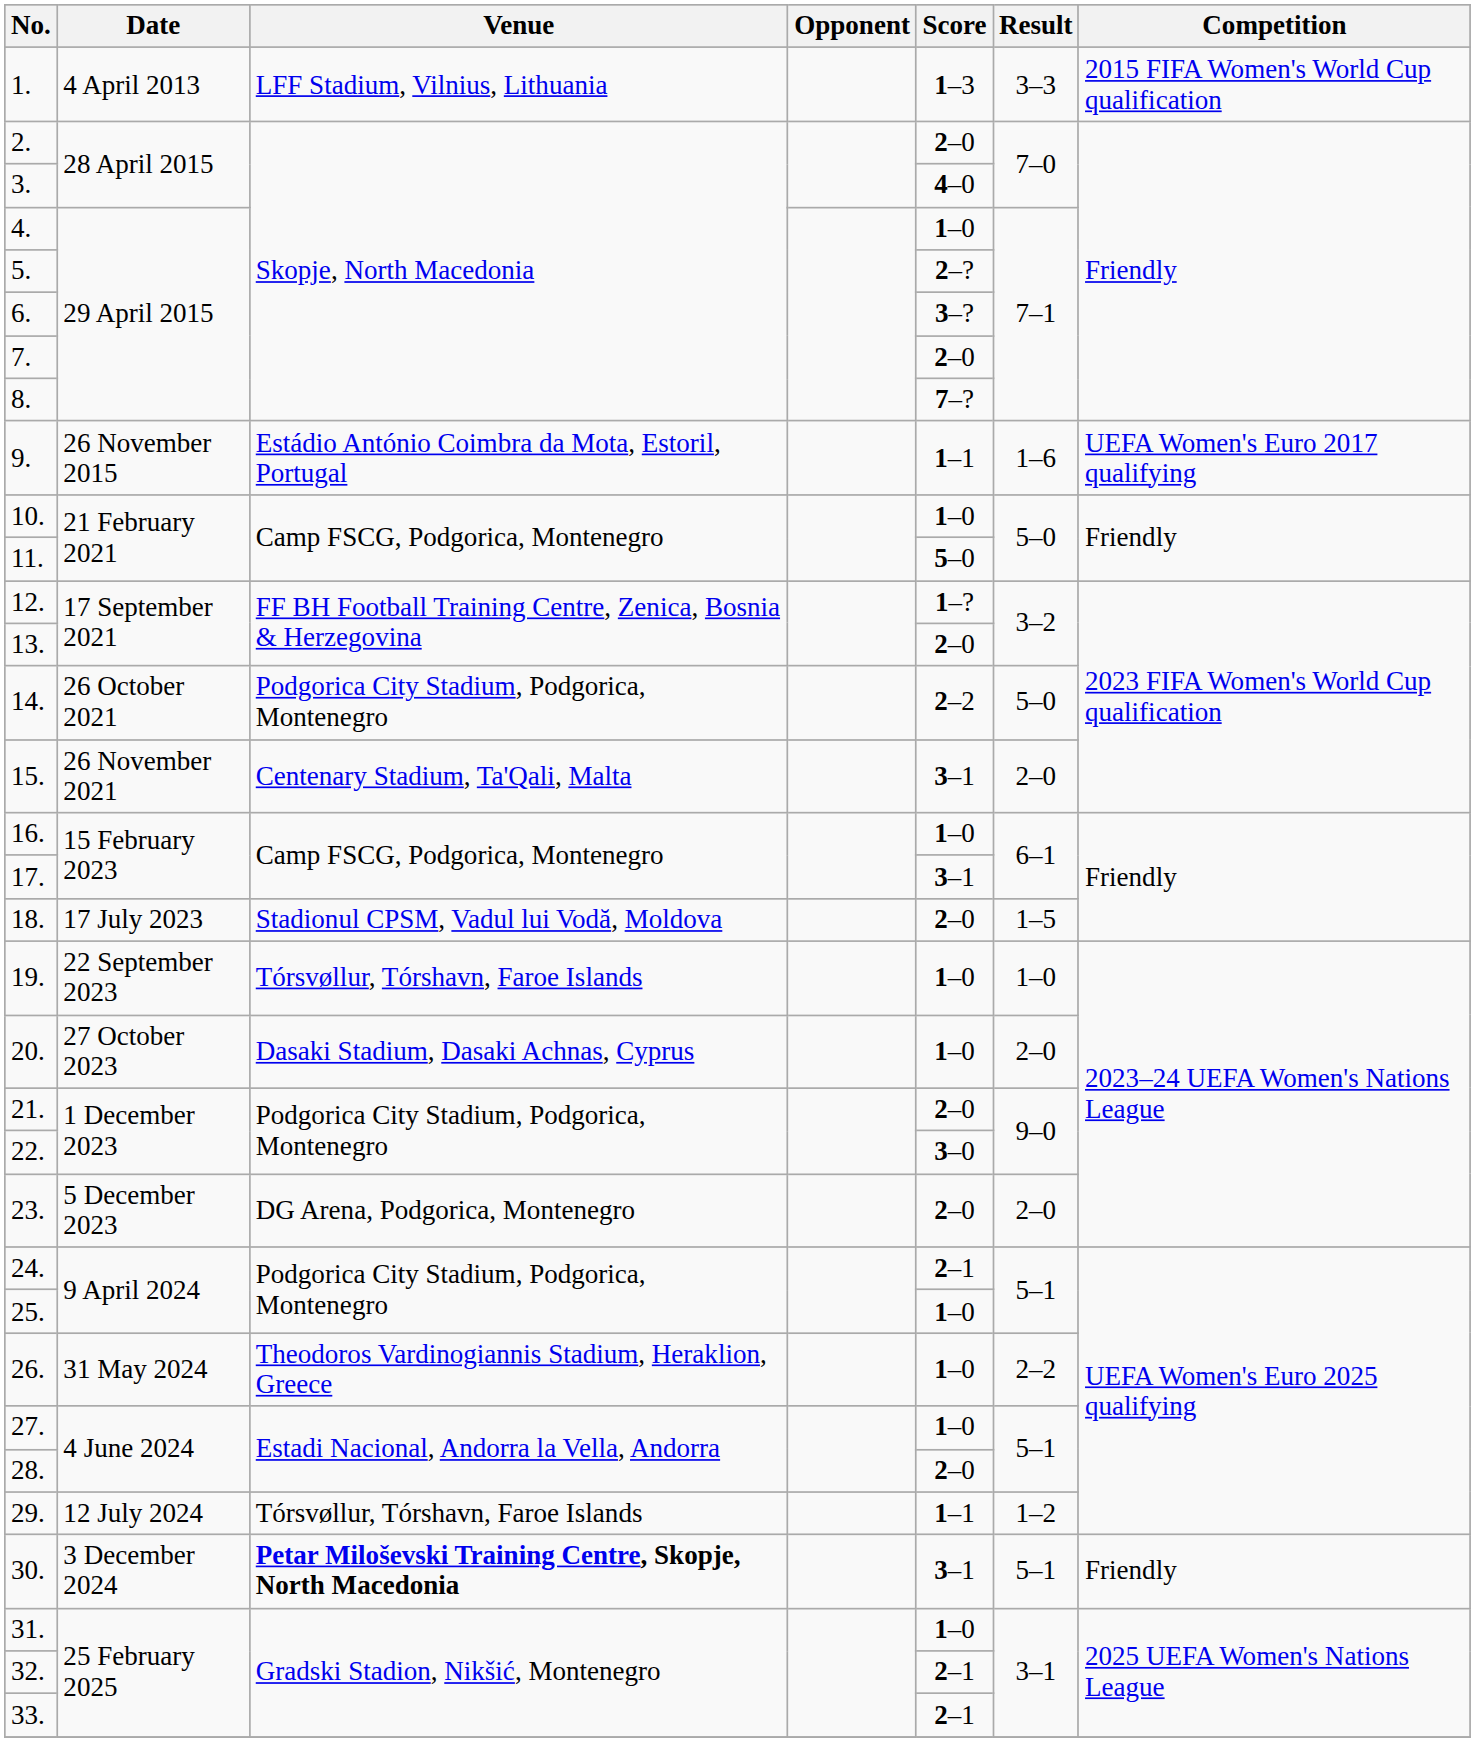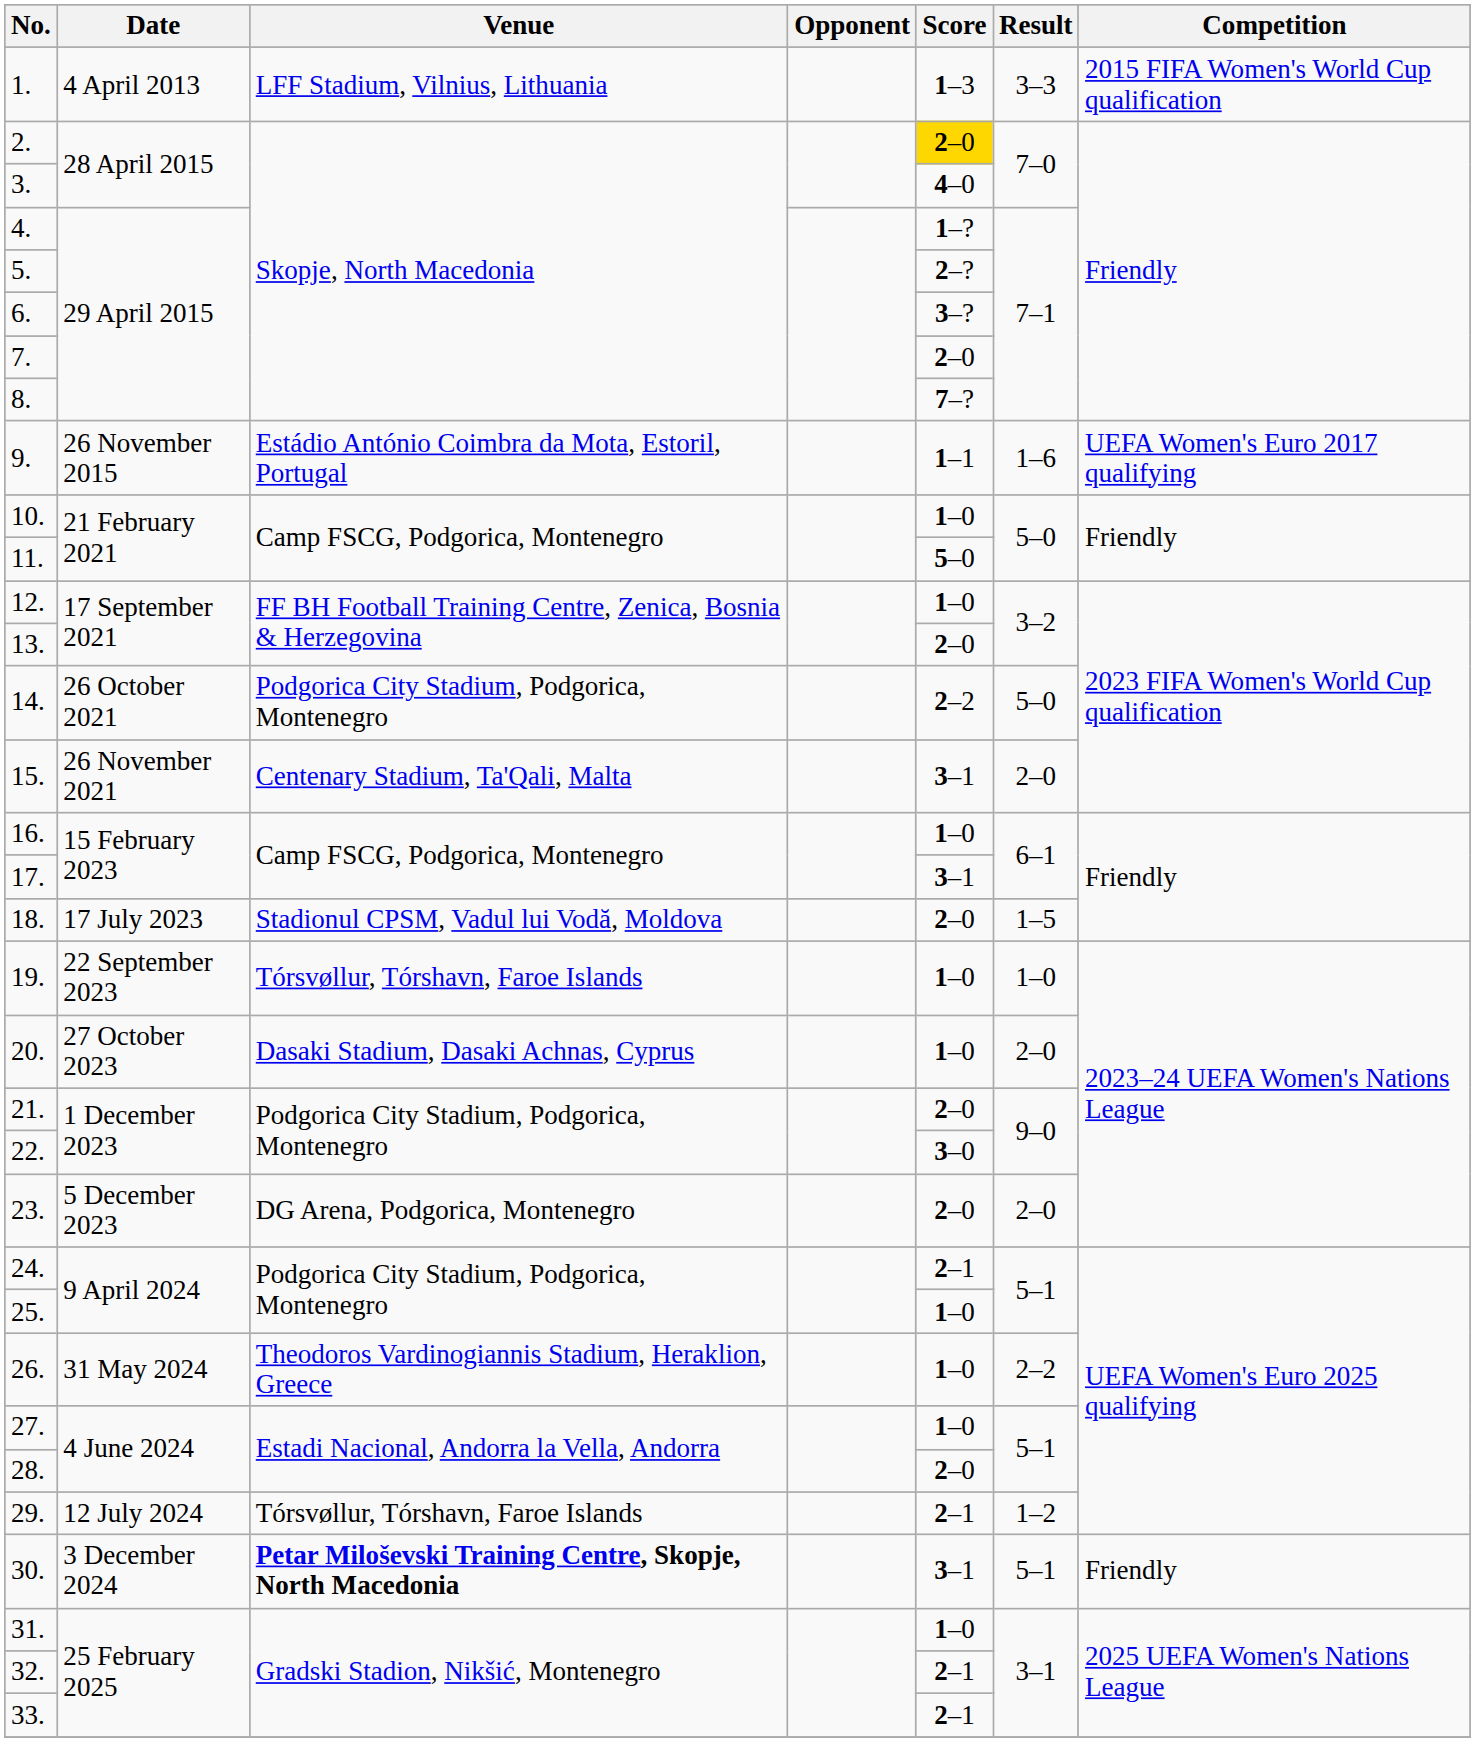(954, 142) no background -> (954, 142) gold background
(954, 227) 1–0 -> (954, 227) 1–?
(954, 601) 1–? -> (954, 601) 1–0
(954, 1512) 1–1 -> (954, 1512) 2–1
